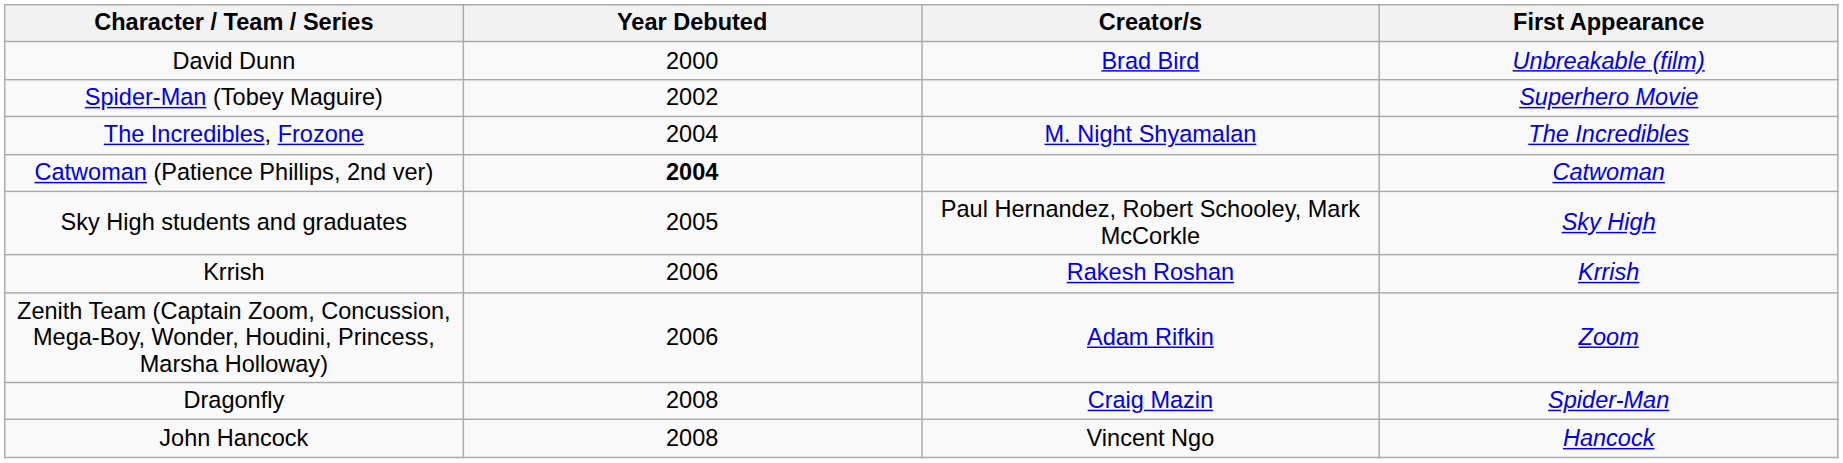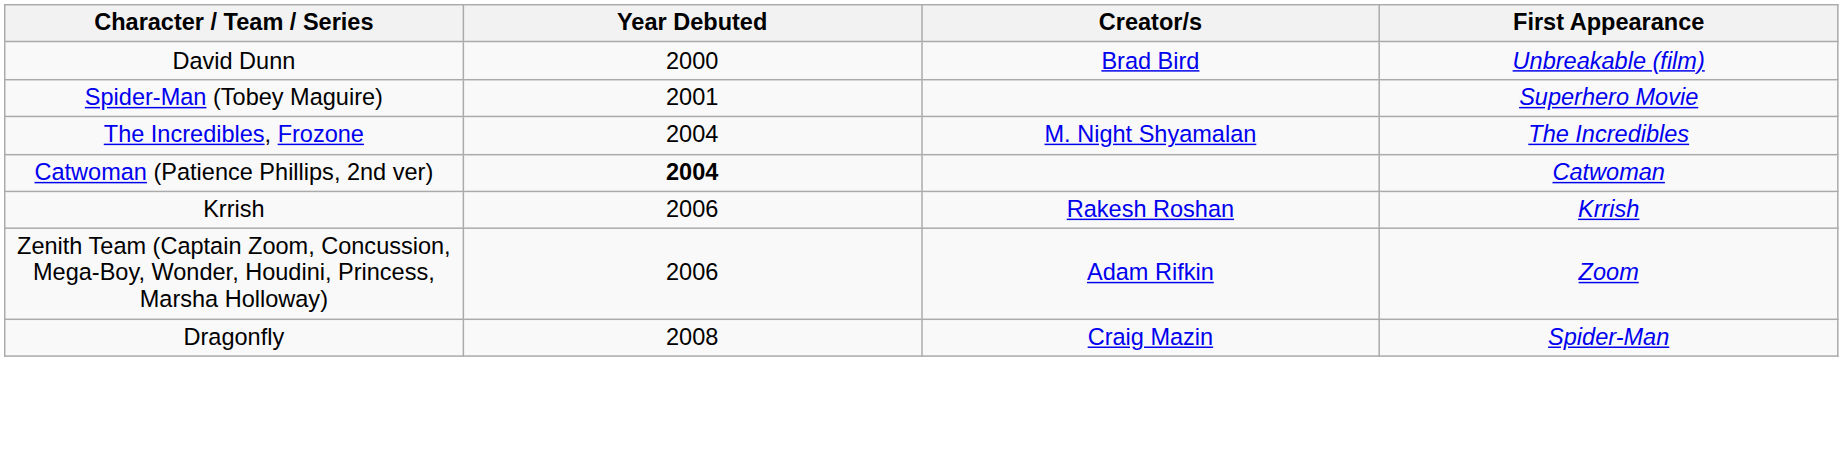(692, 97) 2002 -> (692, 97) 2001
- row: (234, 222)
- row: (234, 438)
